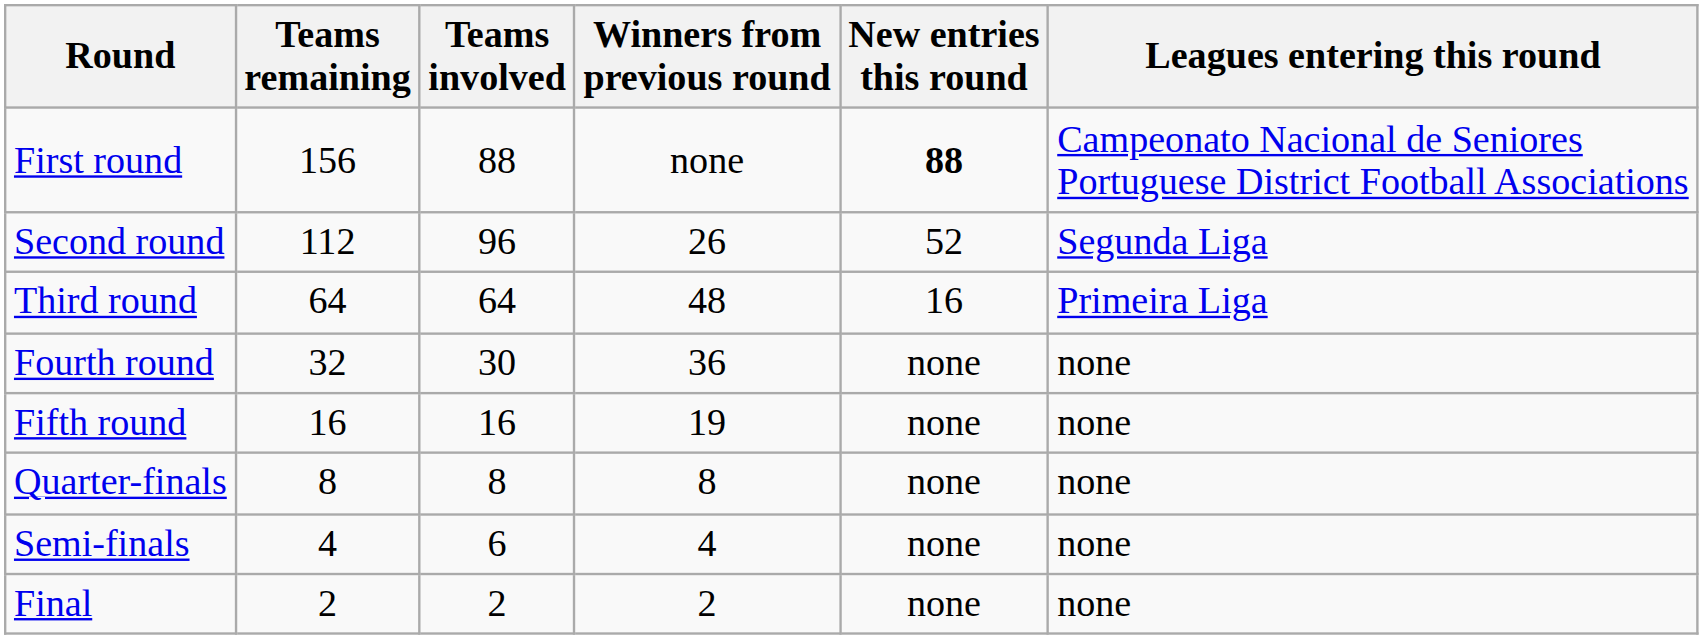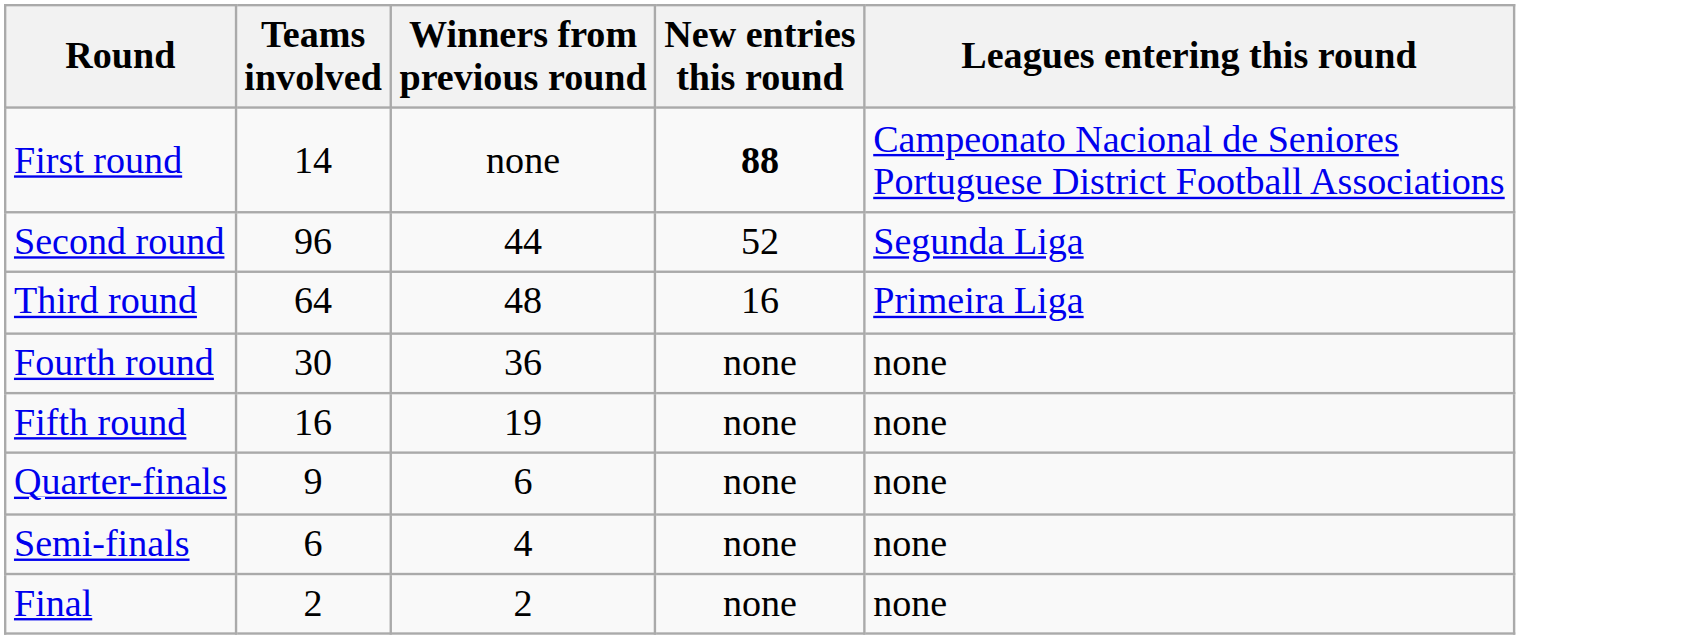- column: (328, 56)
(497, 159) 88 -> (313, 159) 14
(707, 241) 26 -> (523, 241) 44
(497, 482) 8 -> (313, 482) 9
(707, 482) 8 -> (523, 482) 6
